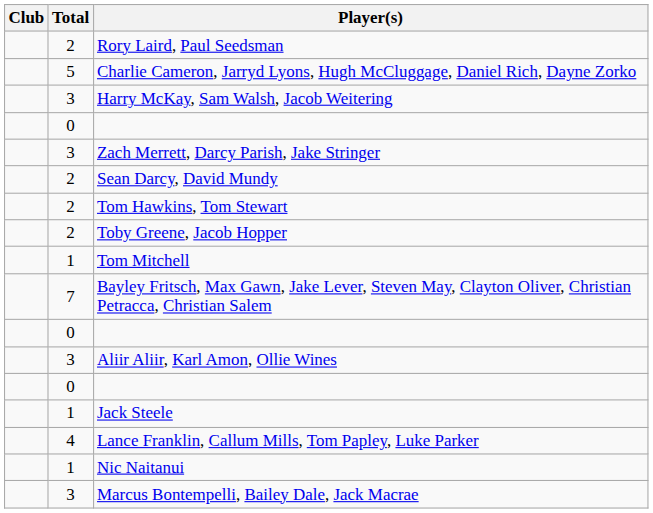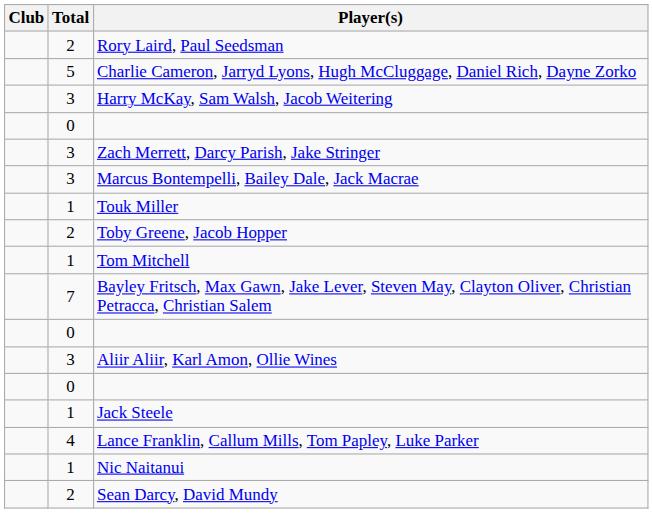rows swapped: (71, 179) <-> (71, 494)
- row: (71, 206)
+ row: (71, 206)
